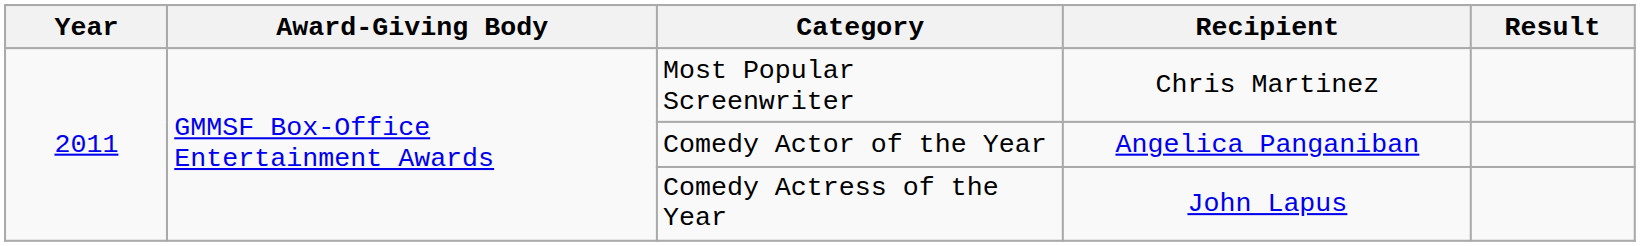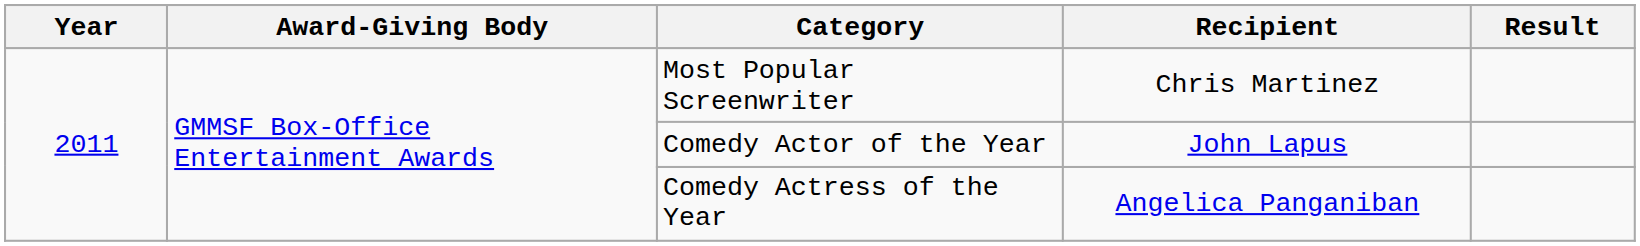(1267, 144) Angelica Panganiban -> (1267, 144) John Lapus
(1267, 203) John Lapus -> (1267, 203) Angelica Panganiban
